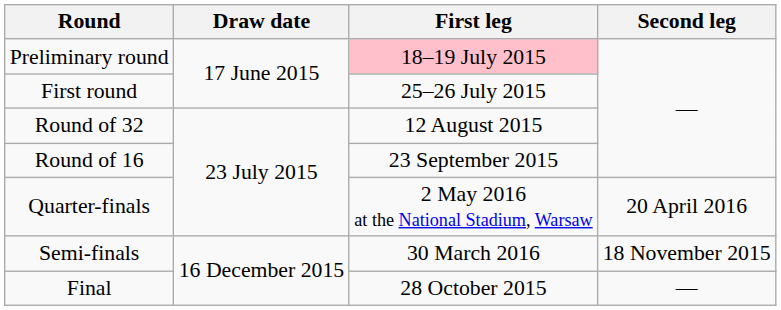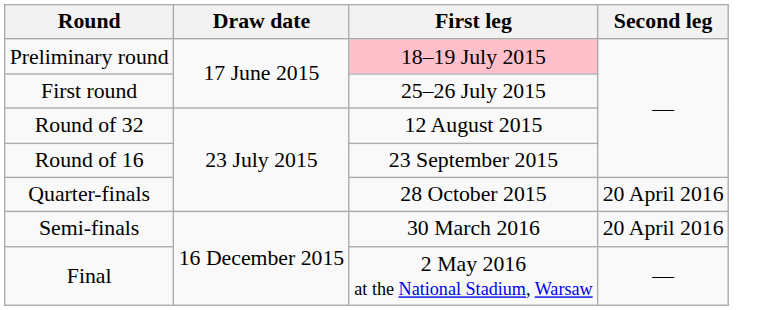(473, 206) 2 May 2016 at the National Stadium, Warsaw -> (473, 194) 28 October 2015
(687, 253) 18 November 2015 -> (663, 228) 20 April 2016
(473, 287) 28 October 2015 -> (473, 275) 2 May 2016 at the National Stadium, Warsaw
